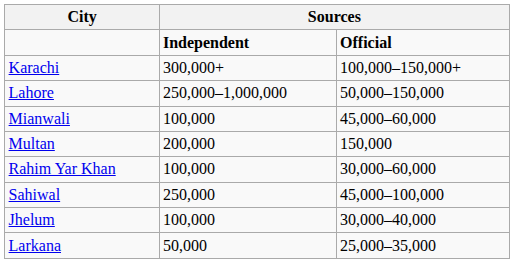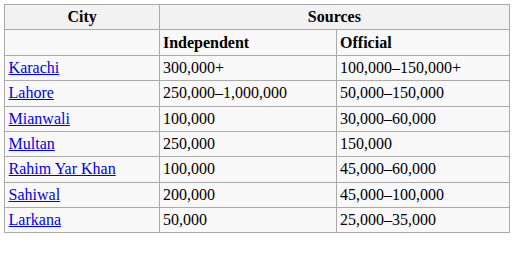(388, 118) 45,000–60,000 -> (388, 118) 30,000–60,000
(189, 144) 200,000 -> (189, 144) 250,000
(388, 169) 30,000–60,000 -> (388, 169) 45,000–60,000
(189, 194) 250,000 -> (189, 194) 200,000
- row: (32, 220)
